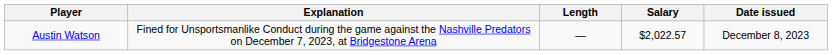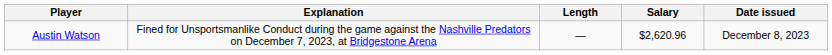(663, 35) $2,022.57 -> (663, 35) $2,620.96
